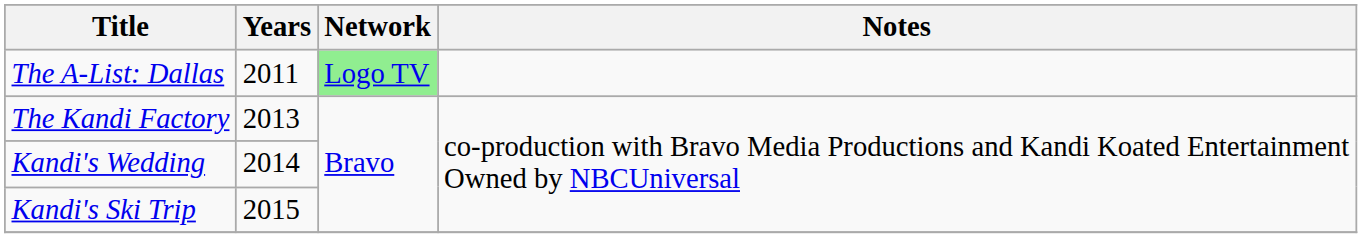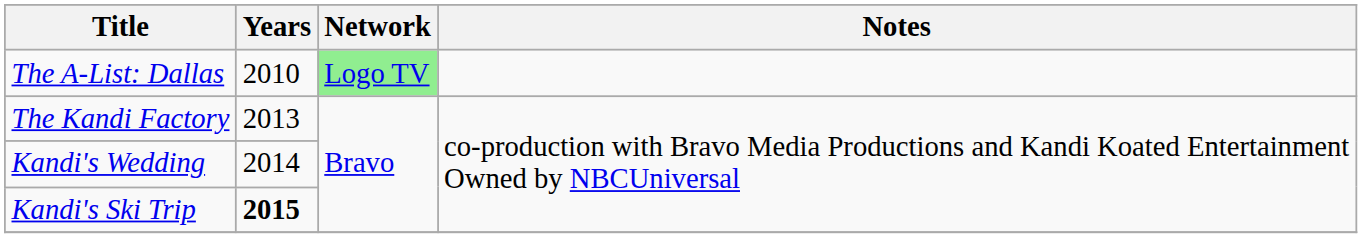(271, 72) 2011 -> (271, 72) 2010
(271, 208) normal -> (271, 208) bold
